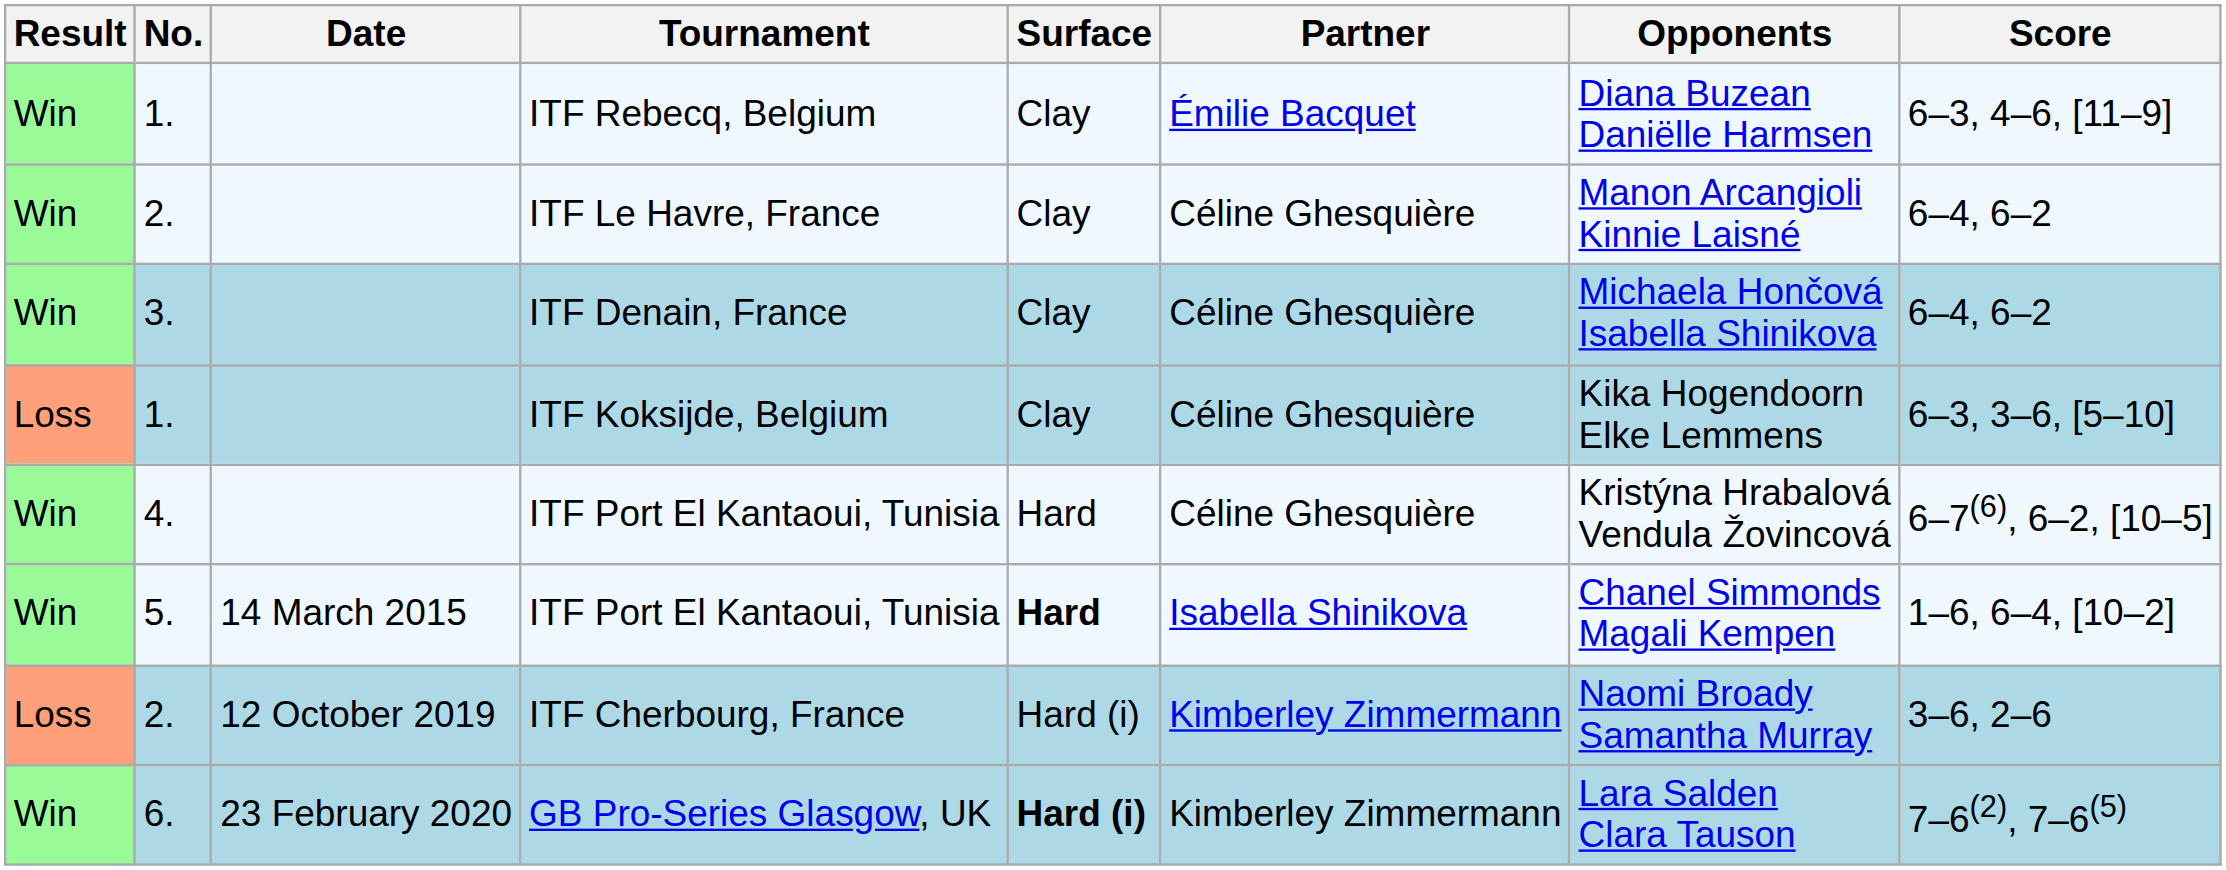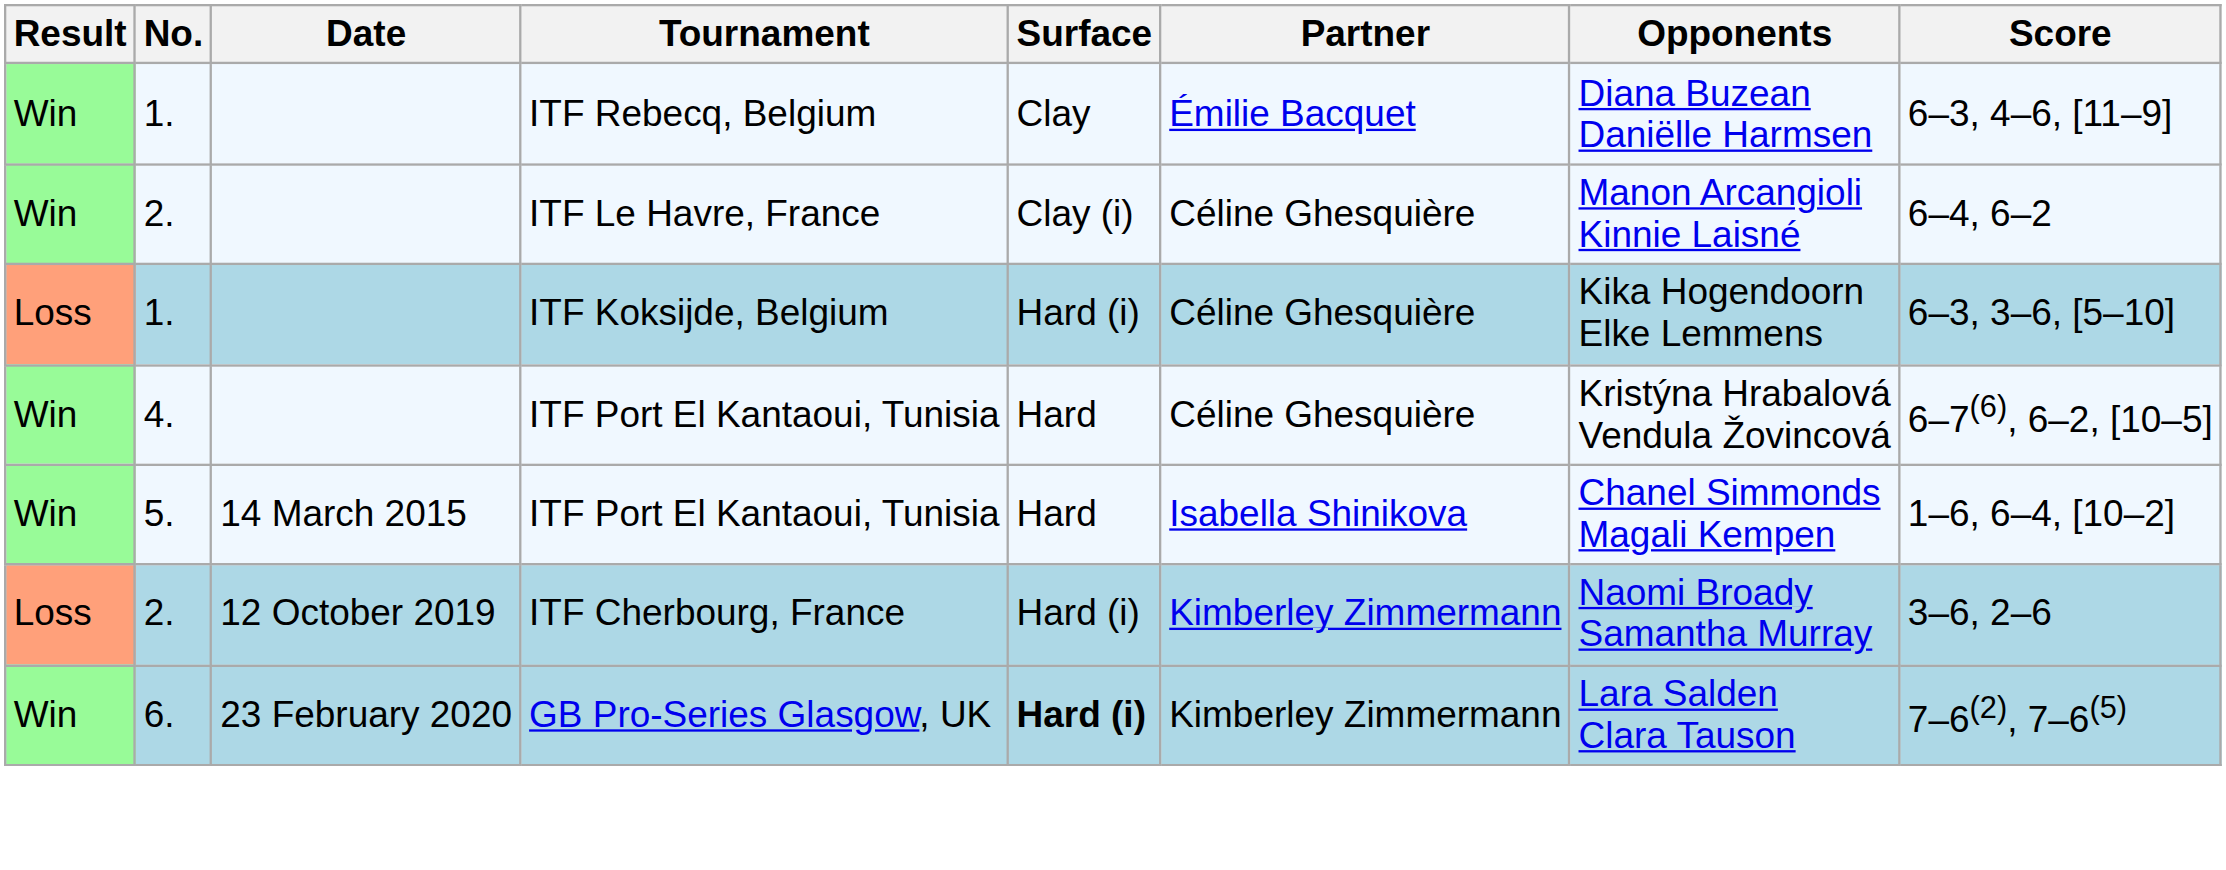(1054, 213) Clay -> (1075, 213) Clay (i)
- row: (159, 313)
(1054, 413) Clay -> (1078, 313) Hard (i)
(1059, 614) bold -> (1057, 513) normal
